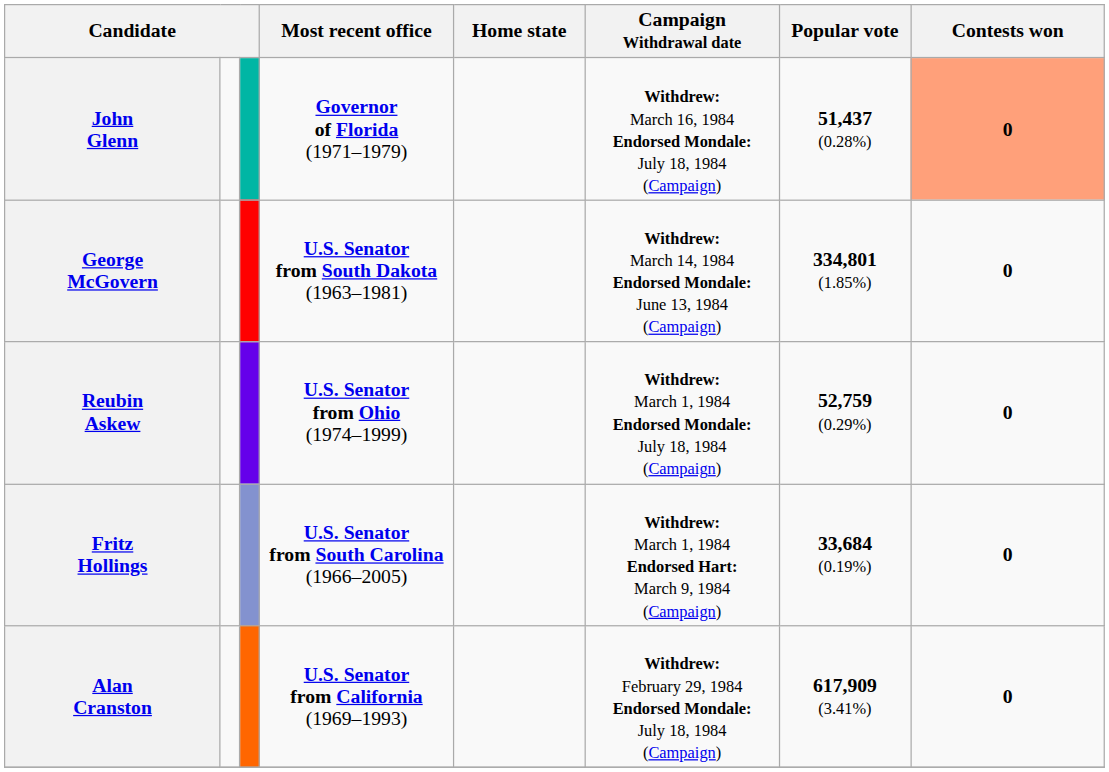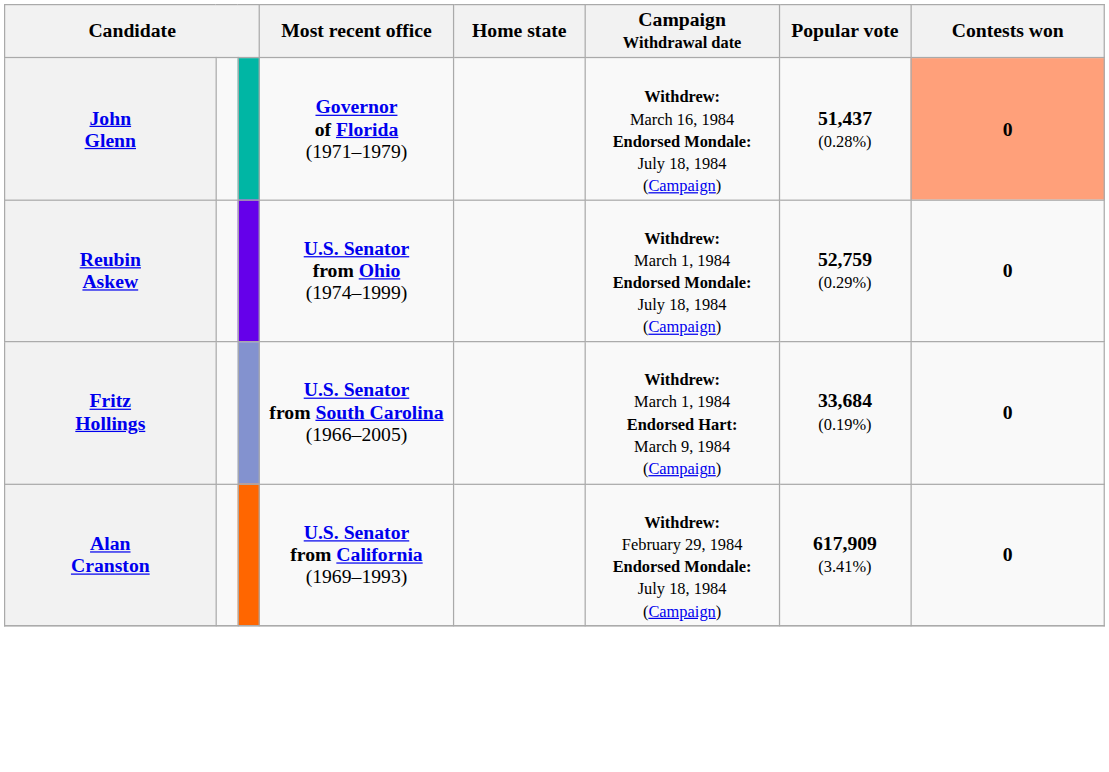- row: (113, 270)
